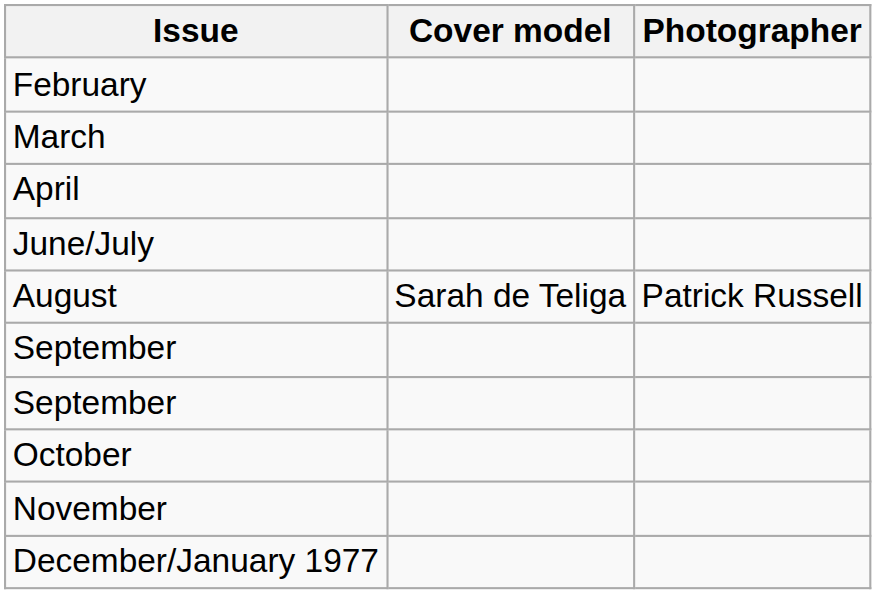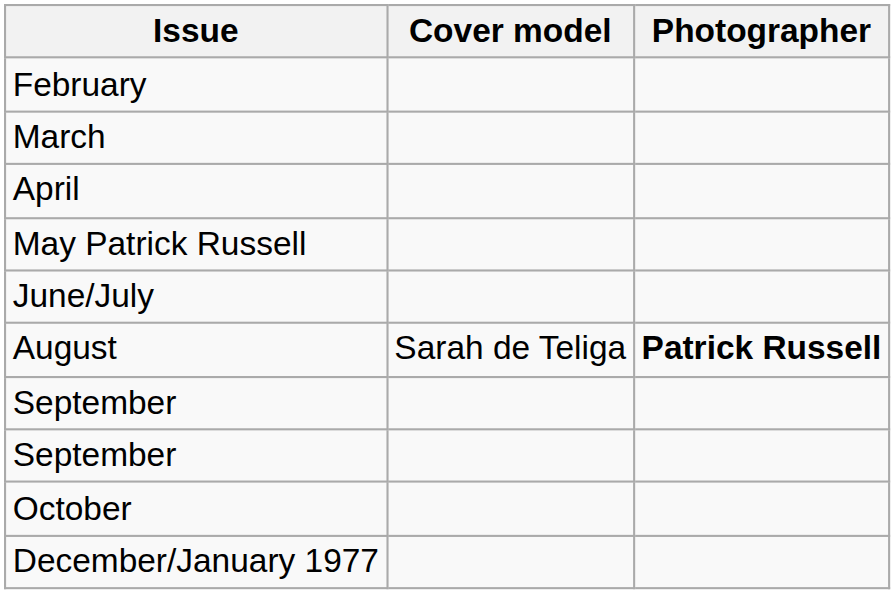+ row: (160, 243)
(752, 296) normal -> (761, 349) bold
- row: (90, 508)
